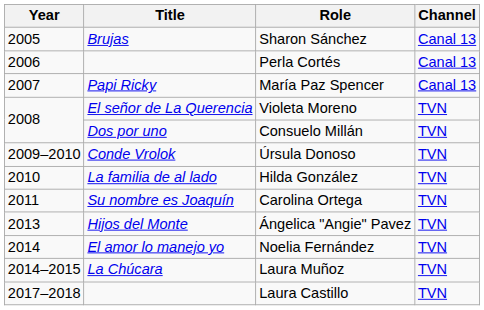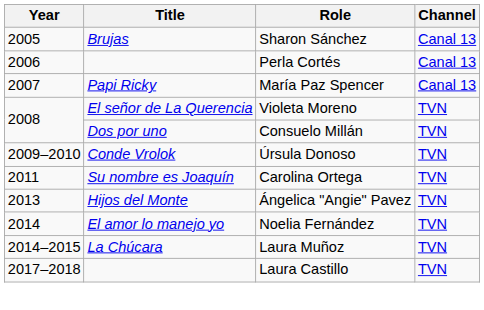- row: (309, 177)
